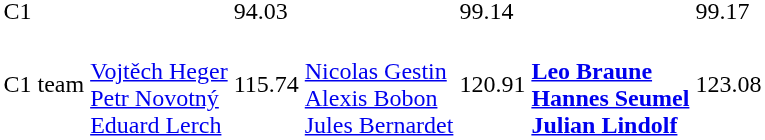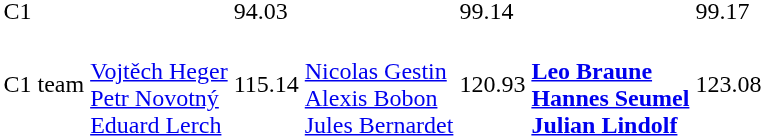(266, 84) 115.74 -> (266, 84) 115.14
(492, 84) 120.91 -> (492, 84) 120.93
